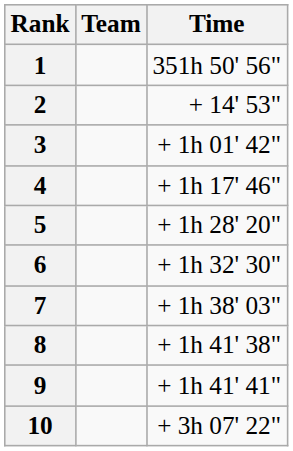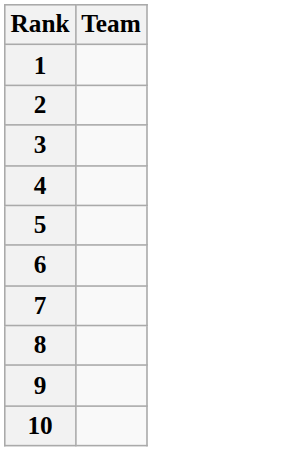- column: (217, 24)
